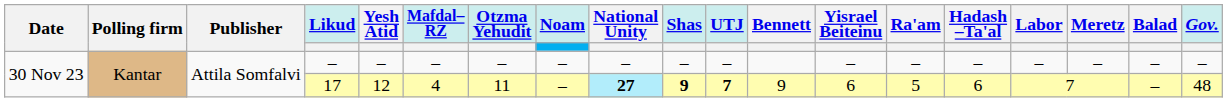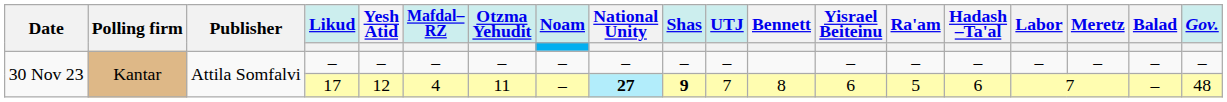(727, 86) bold -> (727, 86) normal
(781, 86) 9 -> (781, 86) 8
